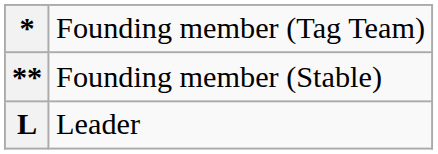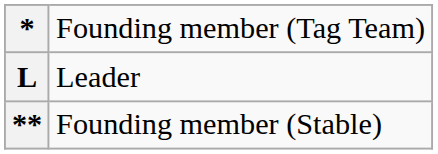rows swapped: (27, 76) <-> (27, 124)
